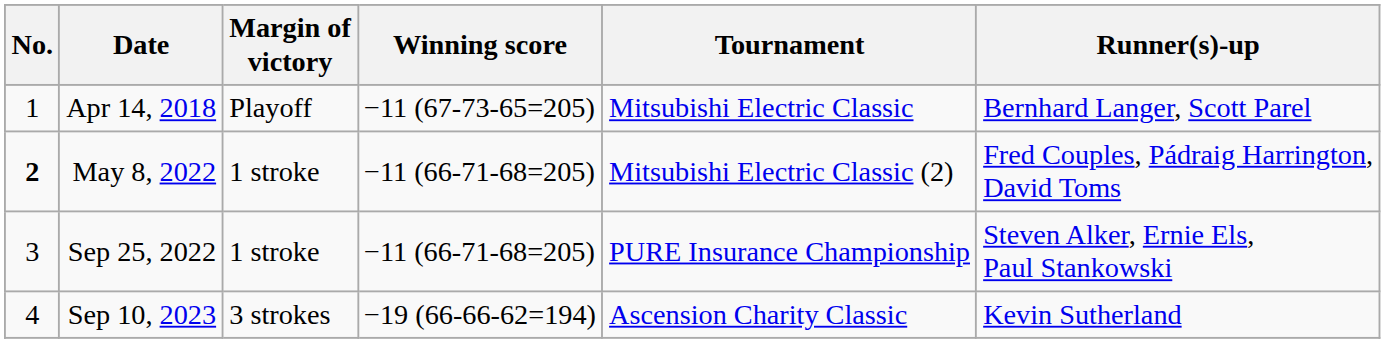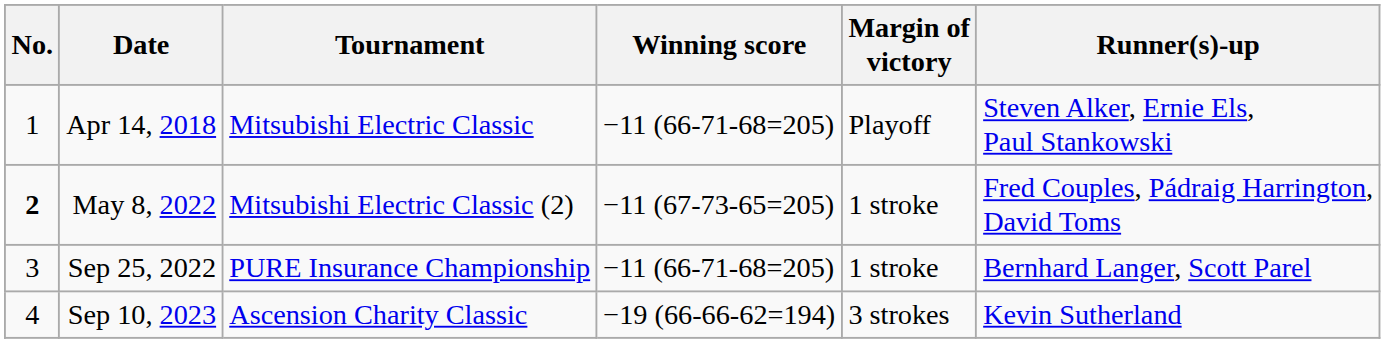columns swapped: (790, 44) <-> (290, 44)
(479, 108) −11 (67-73-65=205) -> (719, 124) −11 (66-71-68=205)
(1147, 108) Bernhard Langer, Scott Parel -> (1119, 124) Steven Alker, Ernie Els, Paul Stankowski
(479, 171) −11 (66-71-68=205) -> (719, 204) −11 (67-73-65=205)
(1119, 251) Steven Alker, Ernie Els, Paul Stankowski -> (1147, 268) Bernhard Langer, Scott Parel
